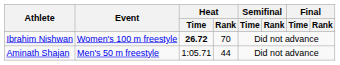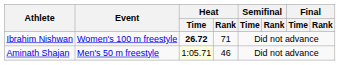(226, 39) 70 -> (226, 39) 71
(196, 53) no background -> (196, 53) lightyellow background
(226, 53) 44 -> (226, 53) 46
